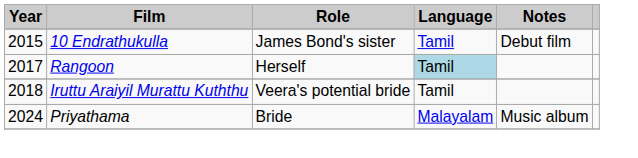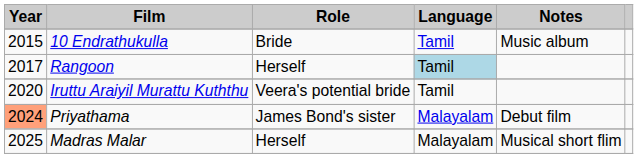(325, 41) James Bond's sister -> (274, 41) Bride
(536, 41) Debut film -> (545, 41) Music album
(26, 91) 2018 -> (26, 91) 2020
(26, 116) no background -> (26, 116) lightsalmon background
(274, 116) Bride -> (325, 116) James Bond's sister
(545, 116) Music album -> (536, 116) Debut film
+ row: (98, 141)
